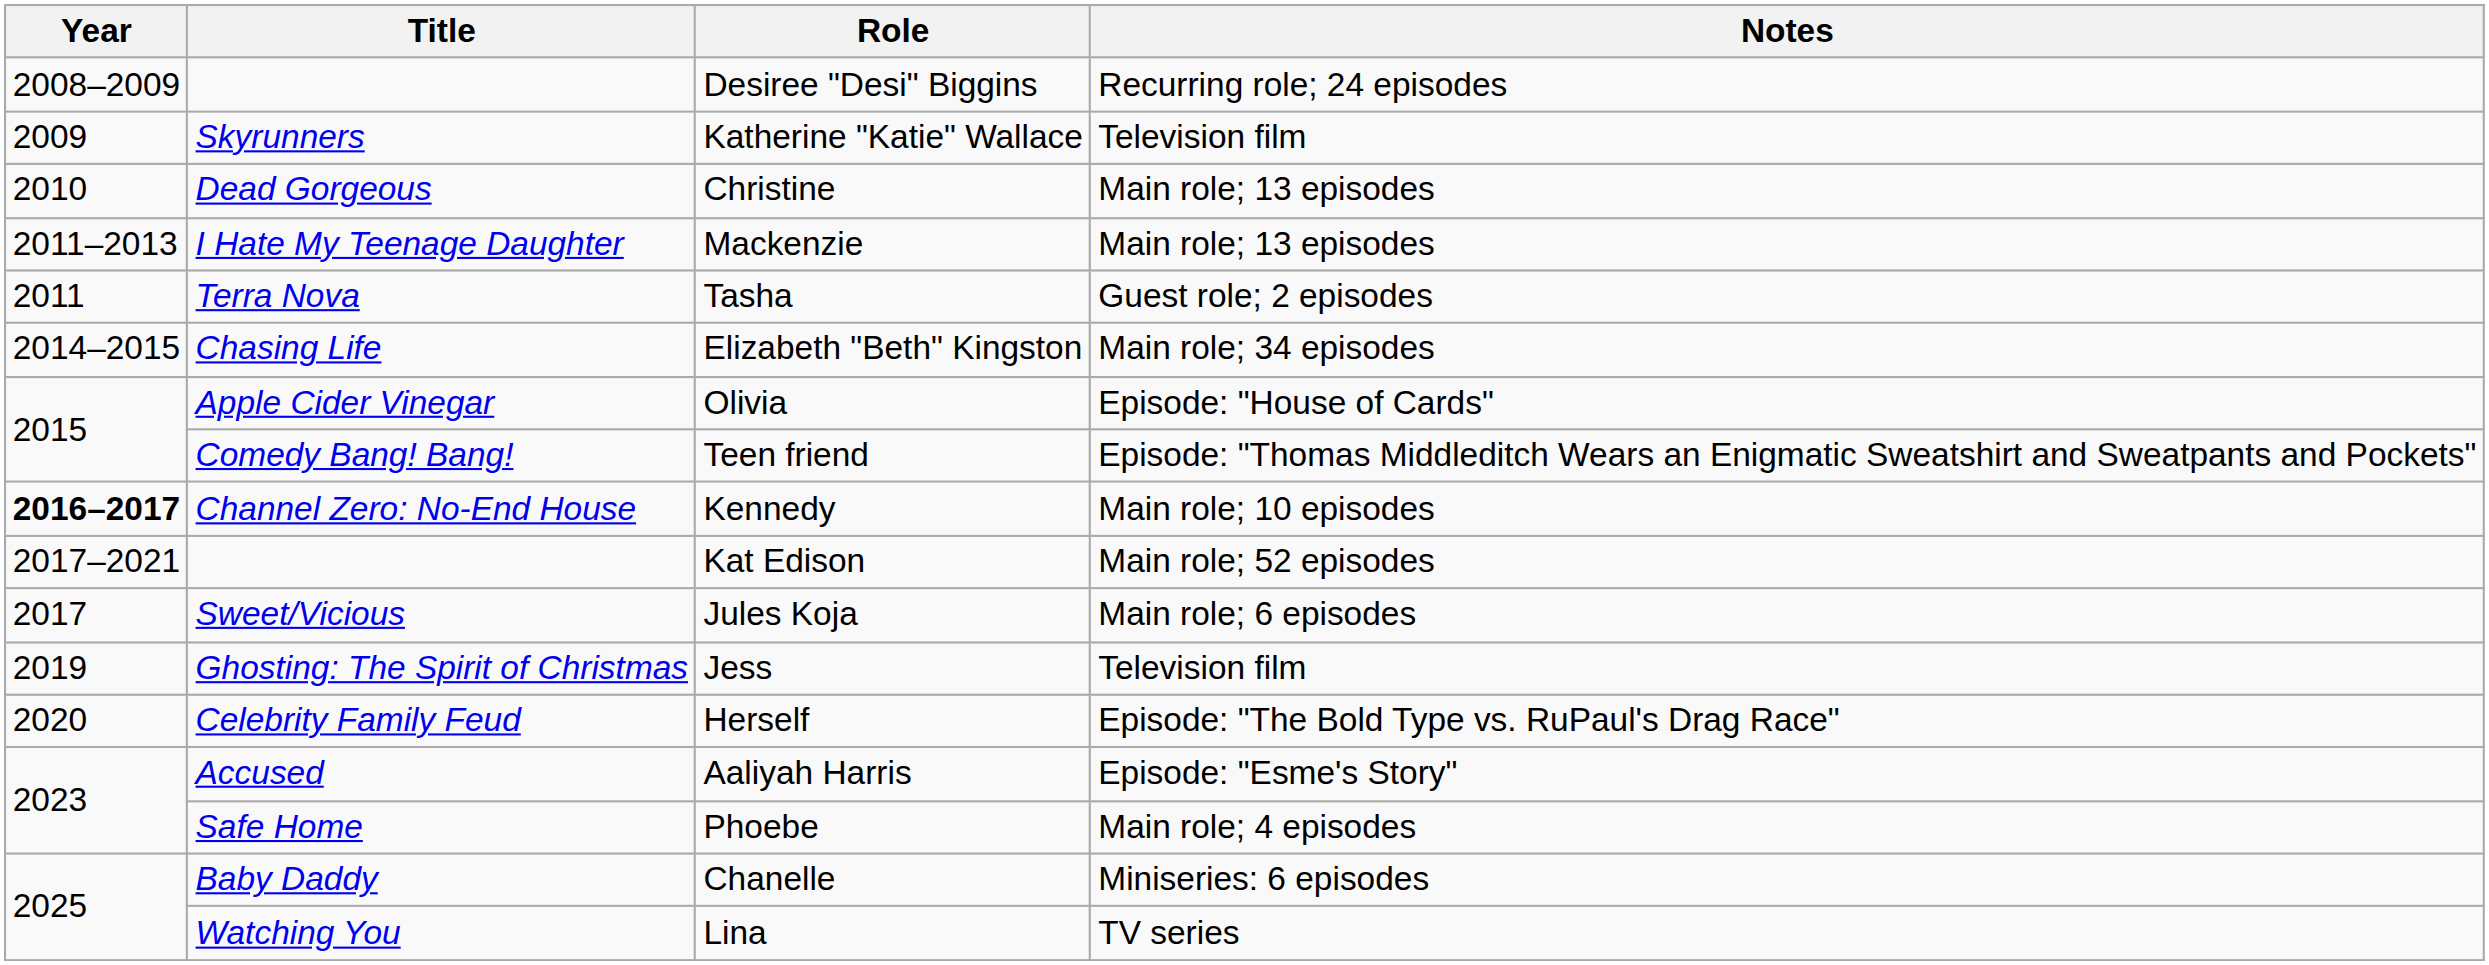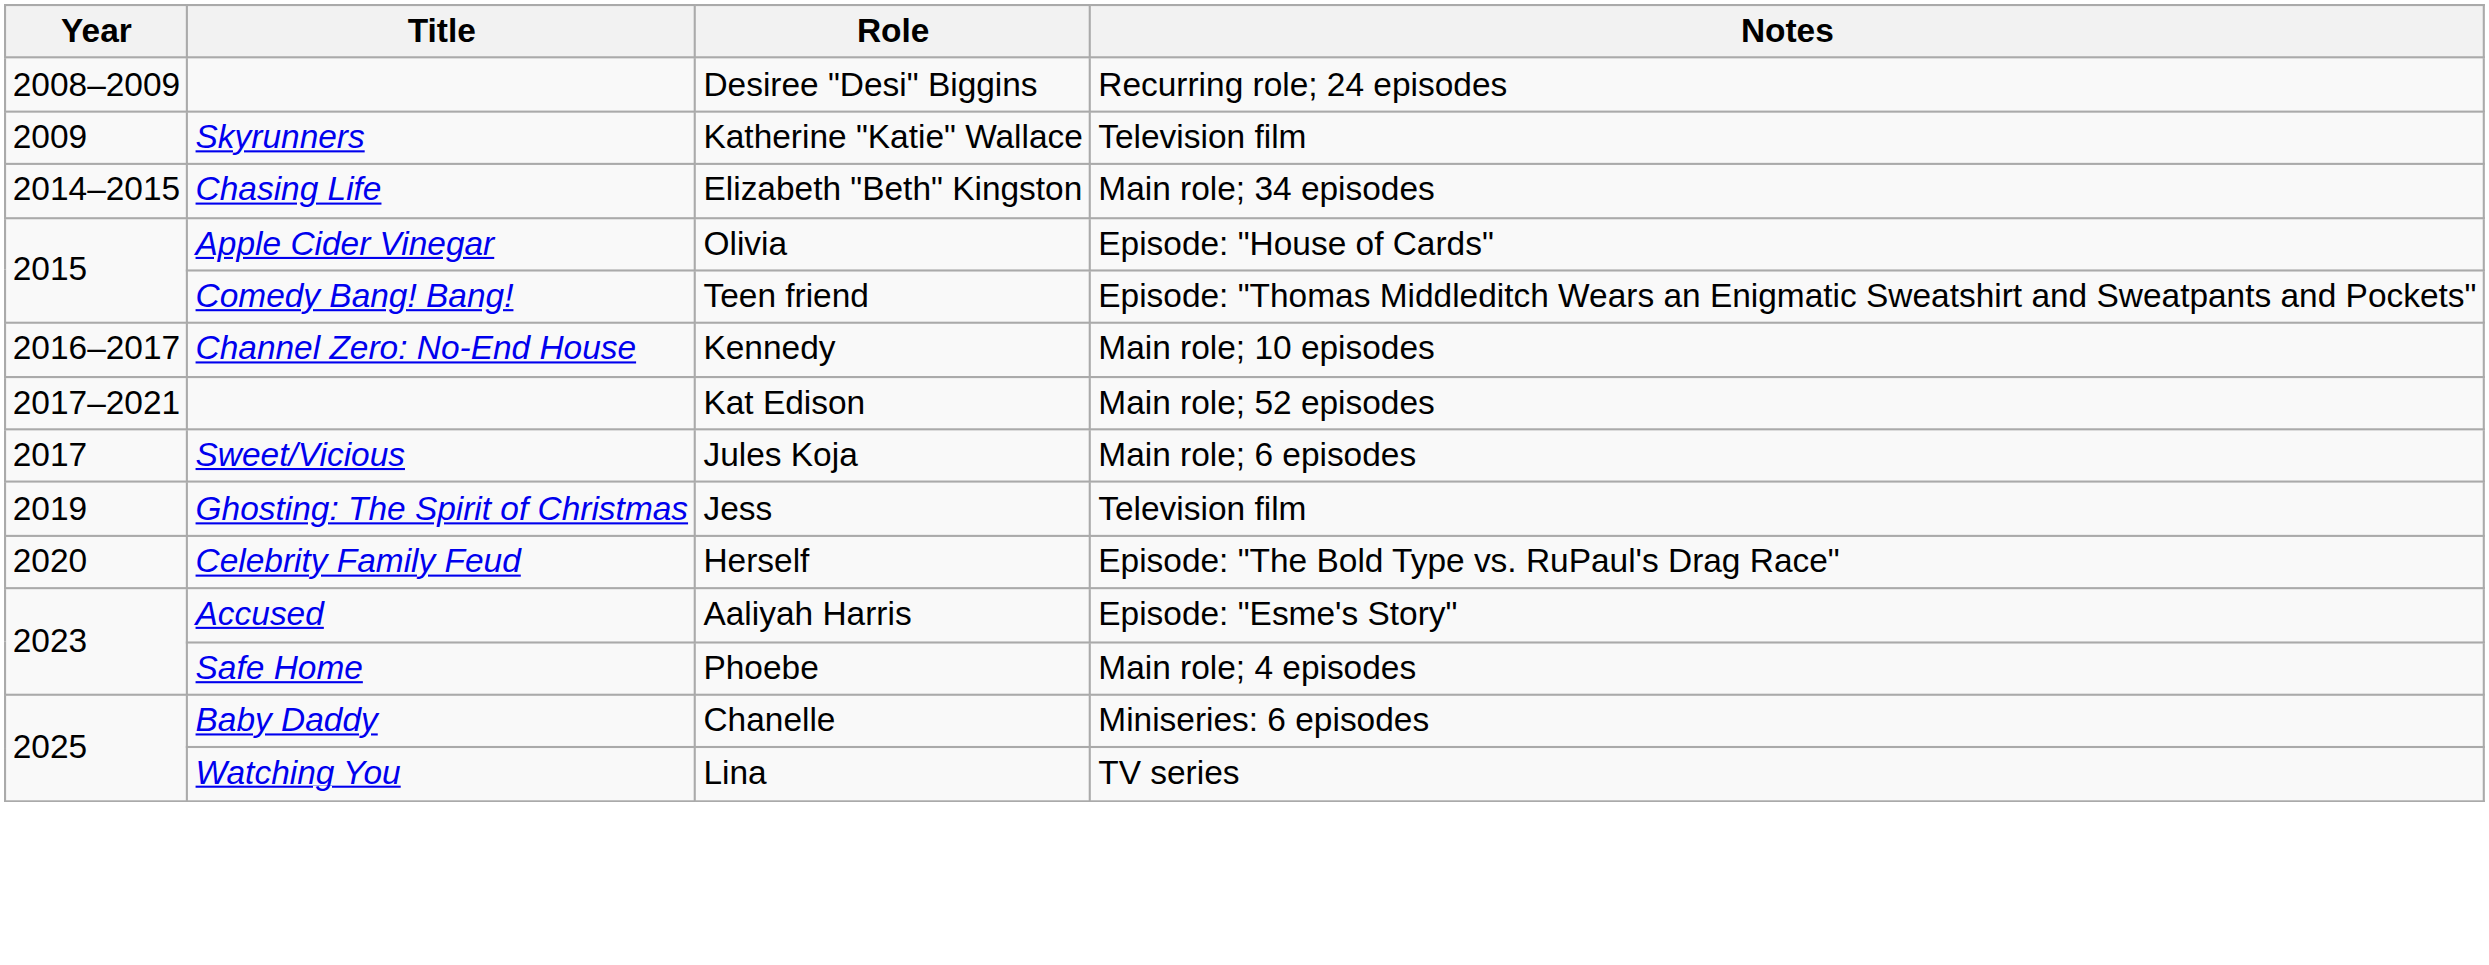- row: (769, 190)
- row: (783, 243)
- row: (748, 296)
(96, 508) bold -> (96, 349) normal
